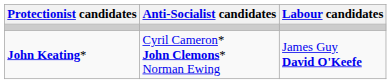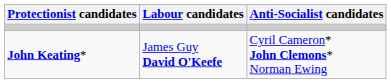columns swapped: (209, 14) <-> (333, 14)
